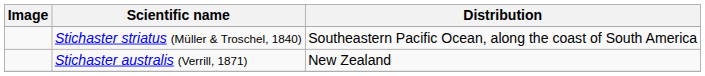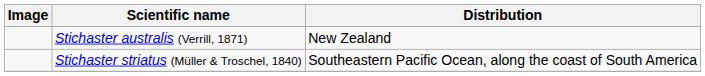rows swapped: (151, 60) <-> (178, 37)
